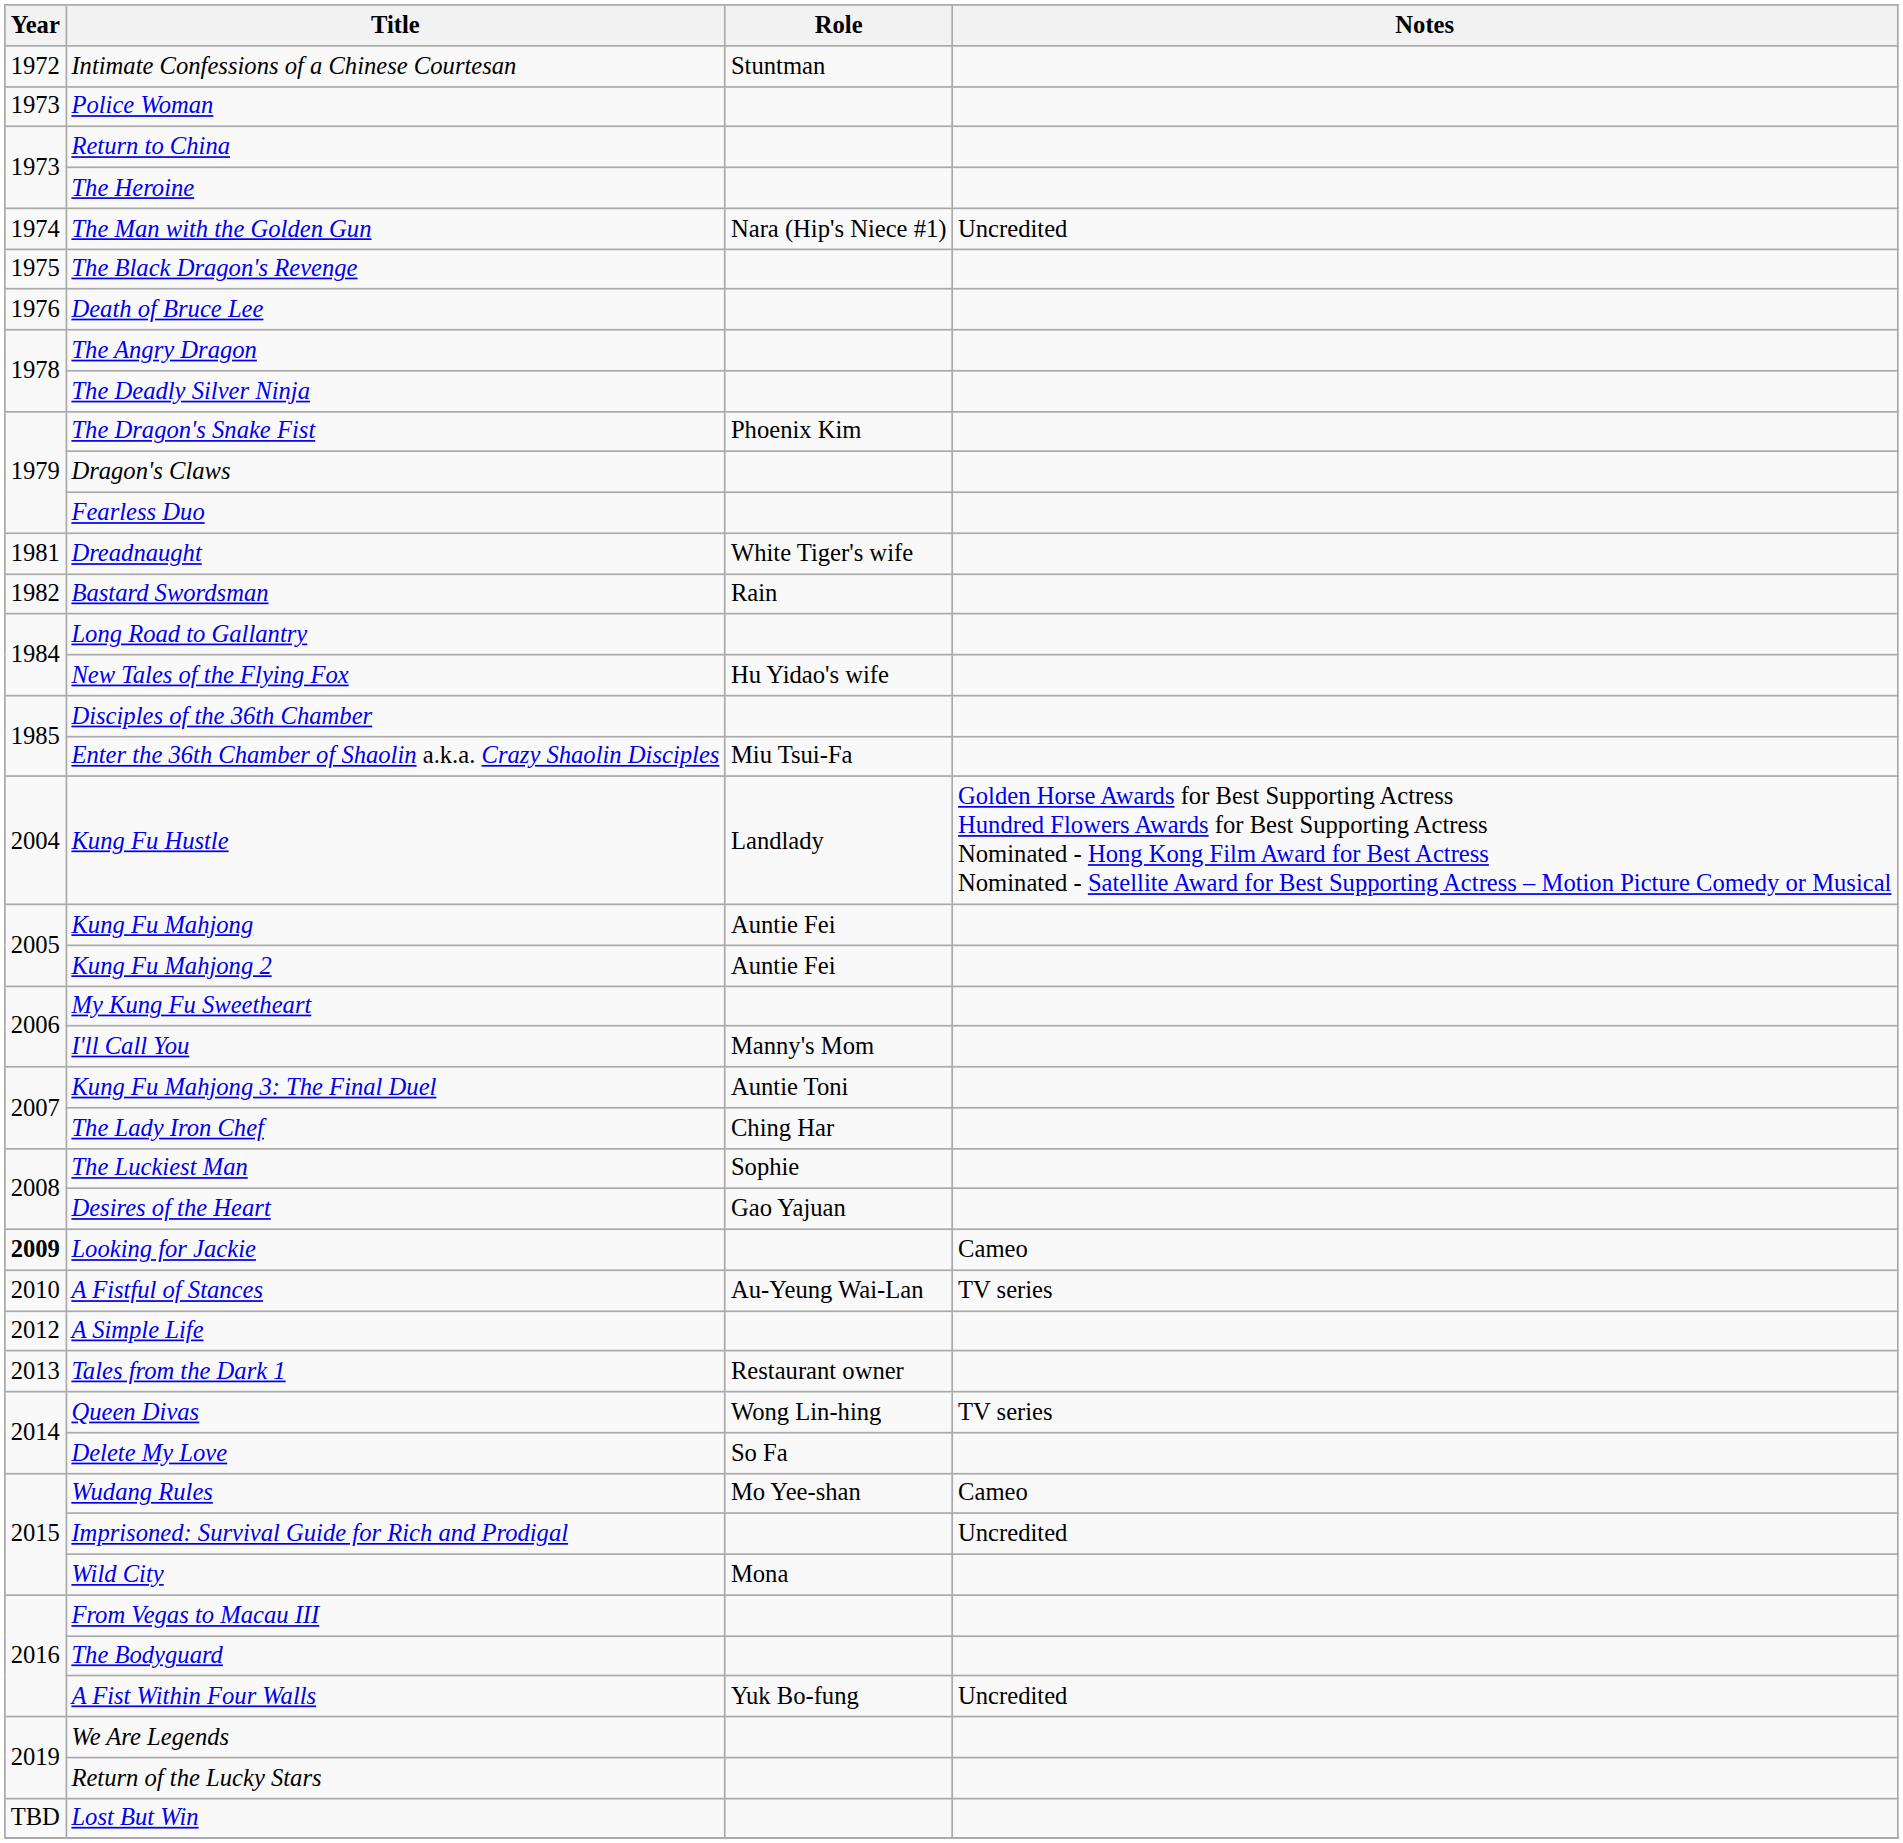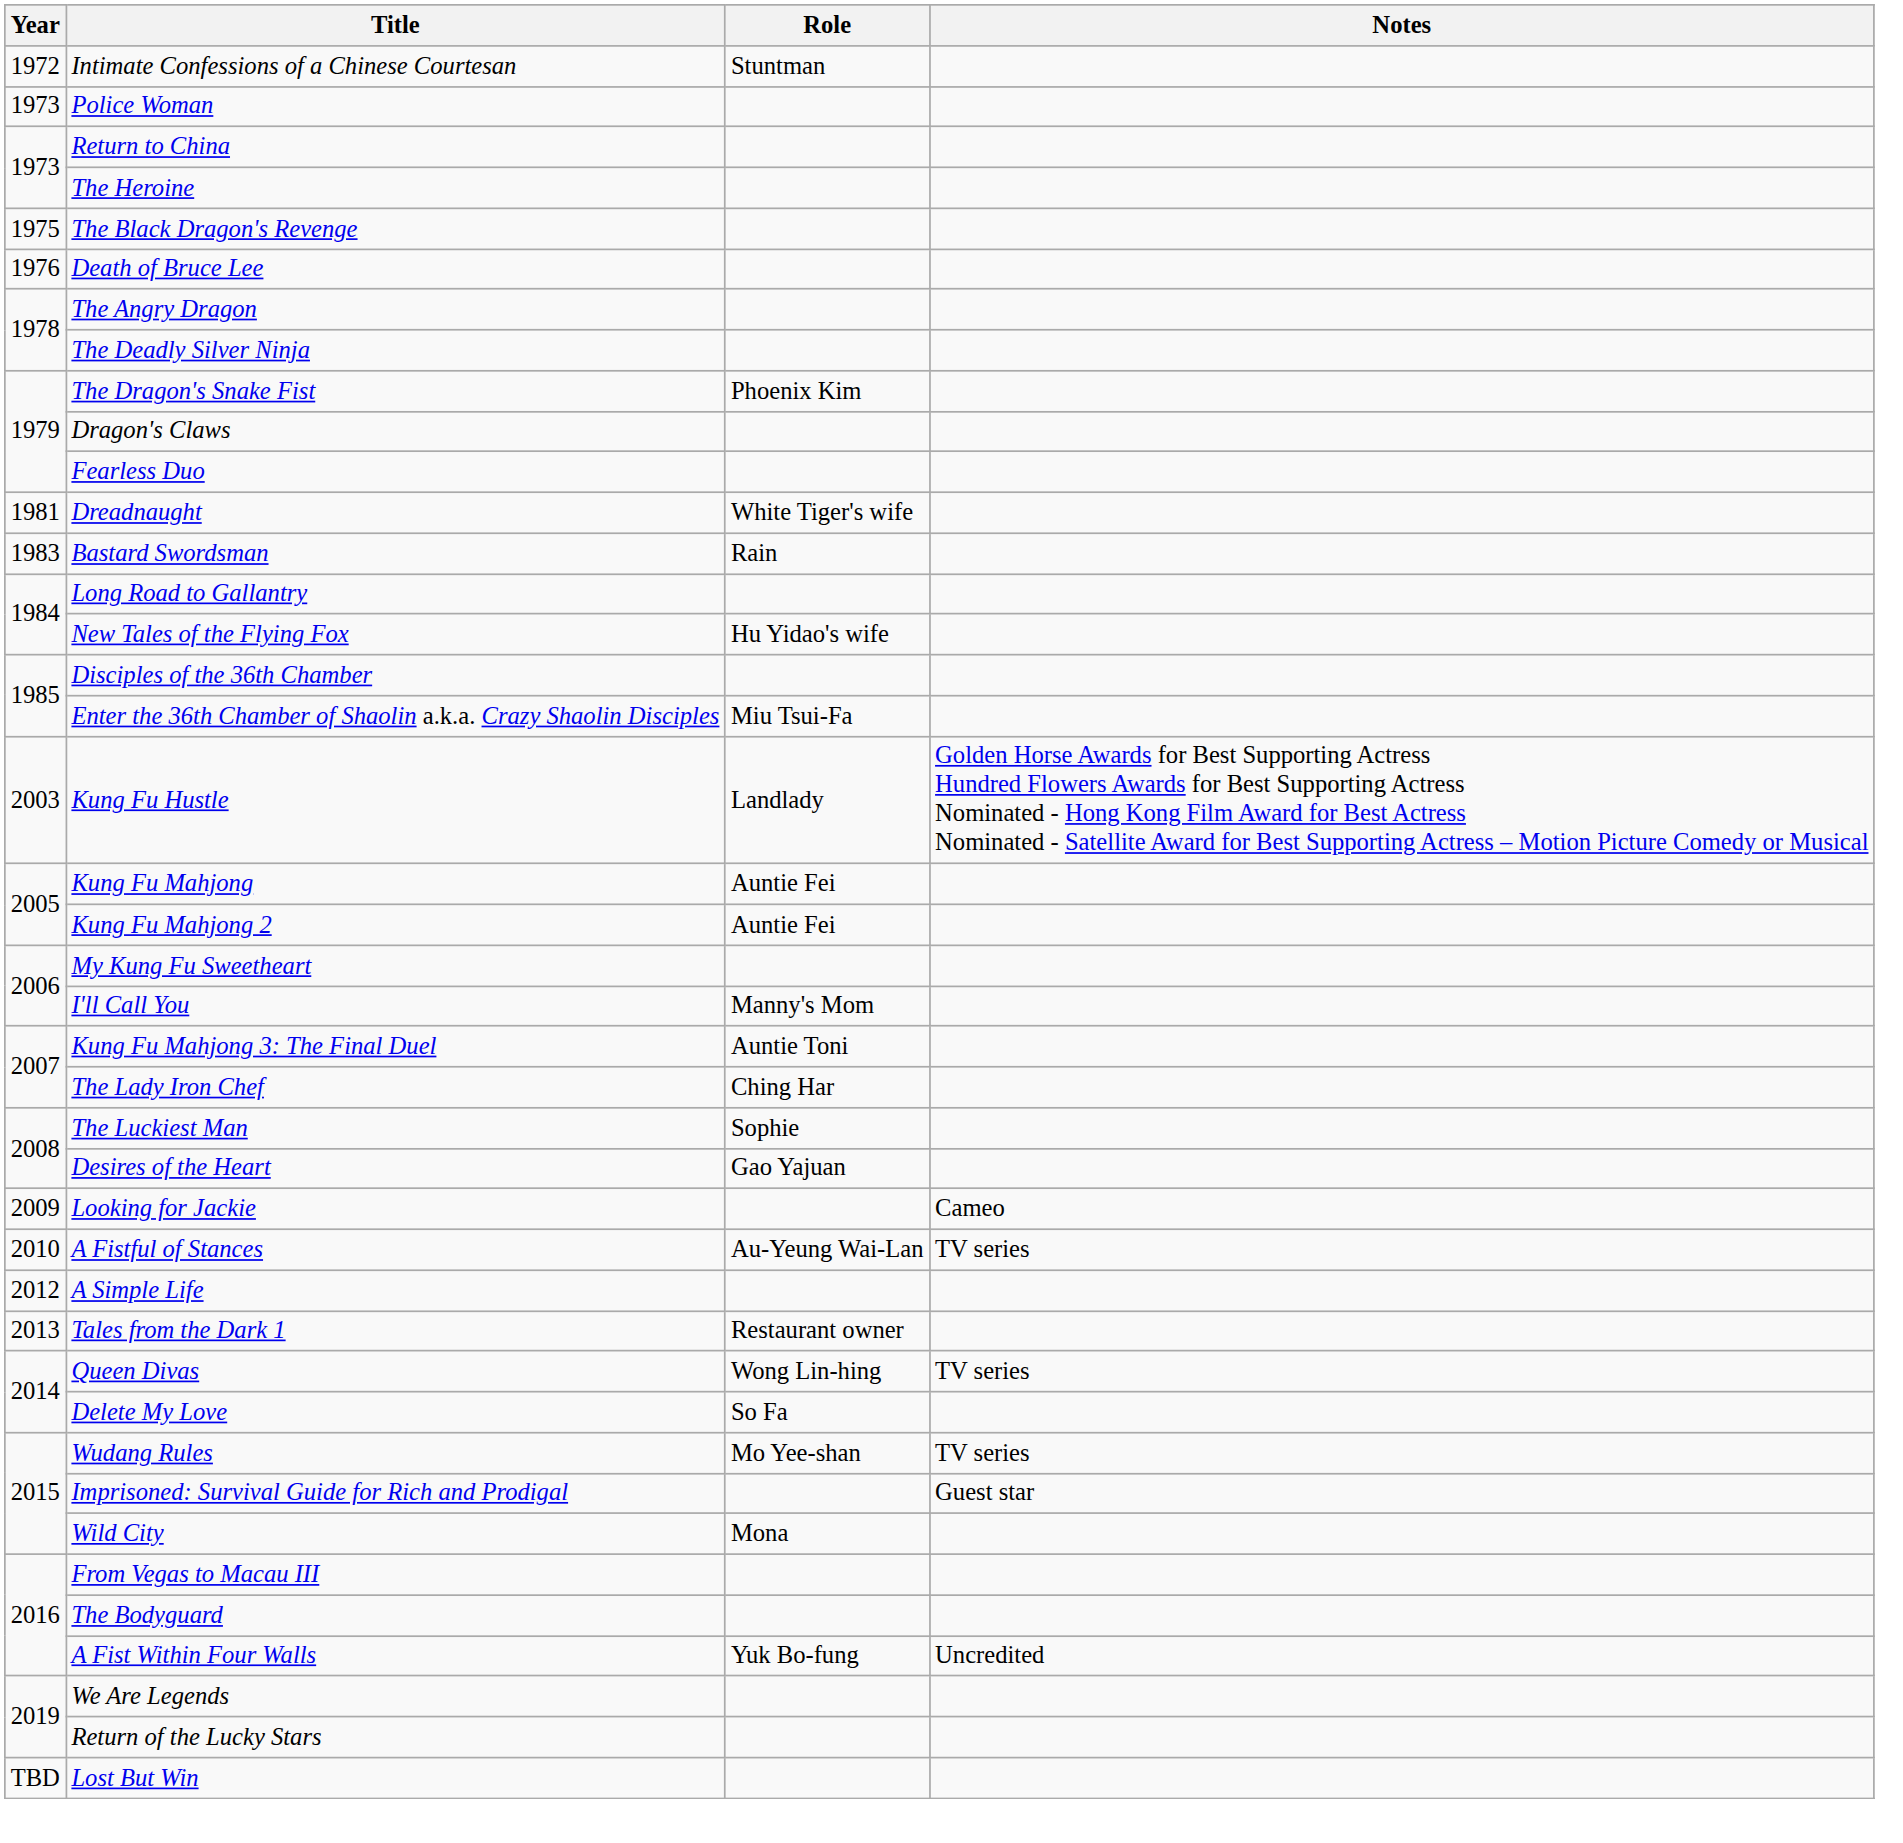- row: (221, 228)
(35, 593) 1982 -> (35, 553) 1983
(35, 840) 2004 -> (35, 799) 2003
(35, 1249) bold -> (35, 1208) normal
(993, 1493) Cameo -> (982, 1452) TV series
(1013, 1533) Uncredited -> (985, 1493) Guest star
